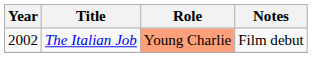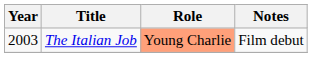(23, 40) 2002 -> (23, 40) 2003
